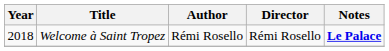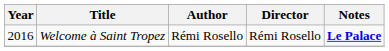(21, 35) 2018 -> (21, 35) 2016
